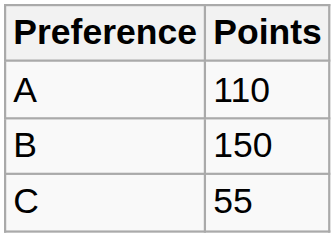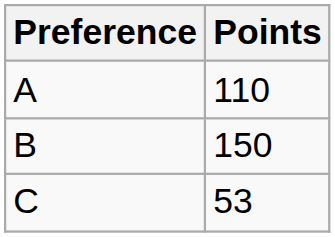(233, 201) 55 -> (233, 201) 53
